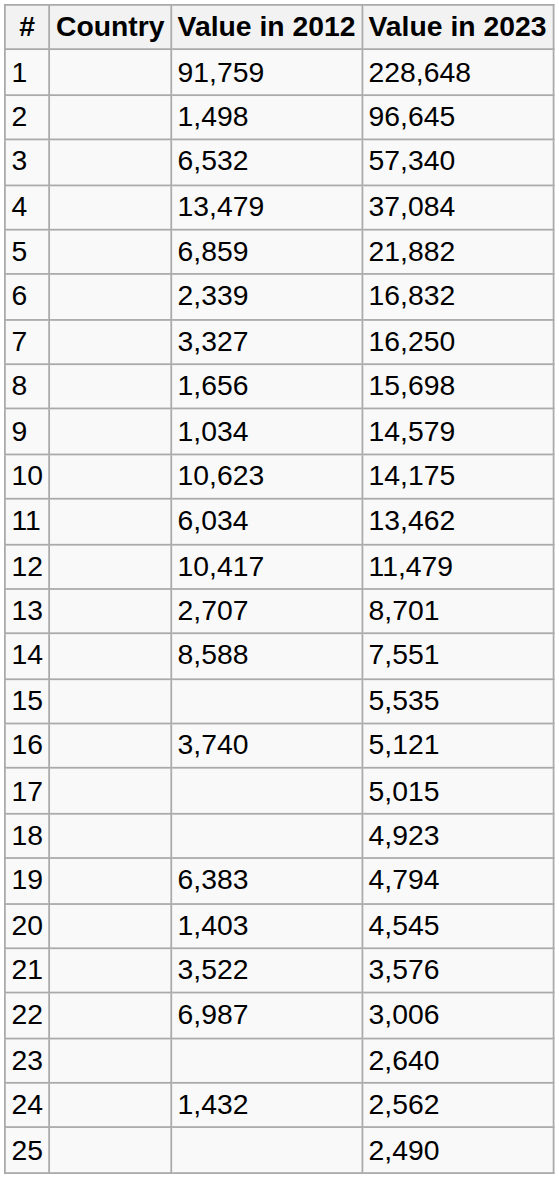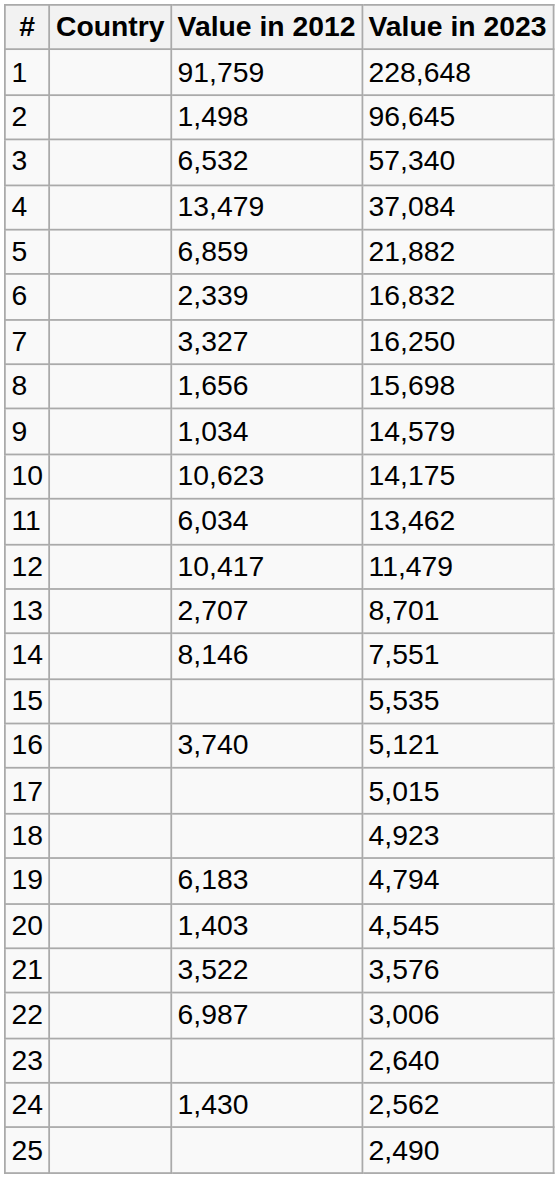(213, 655) 8,588 -> (213, 655) 8,146
(213, 880) 6,383 -> (213, 880) 6,183
(213, 1104) 1,432 -> (213, 1104) 1,430
